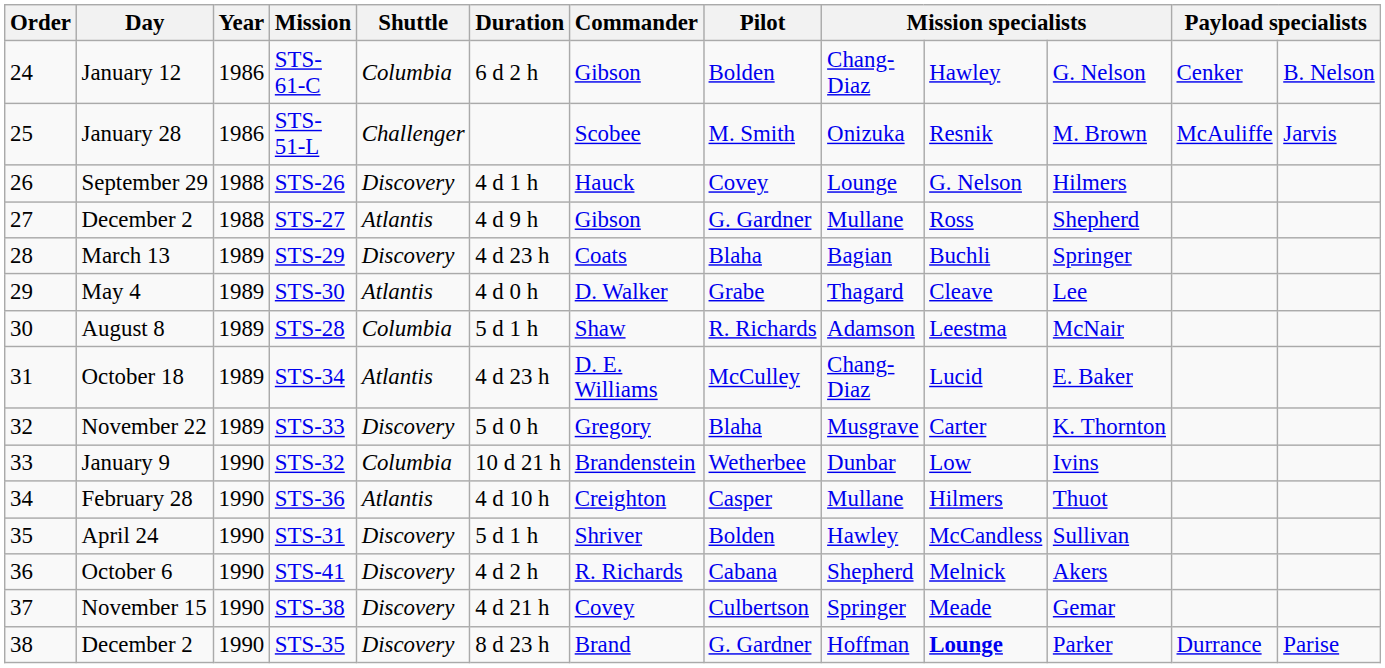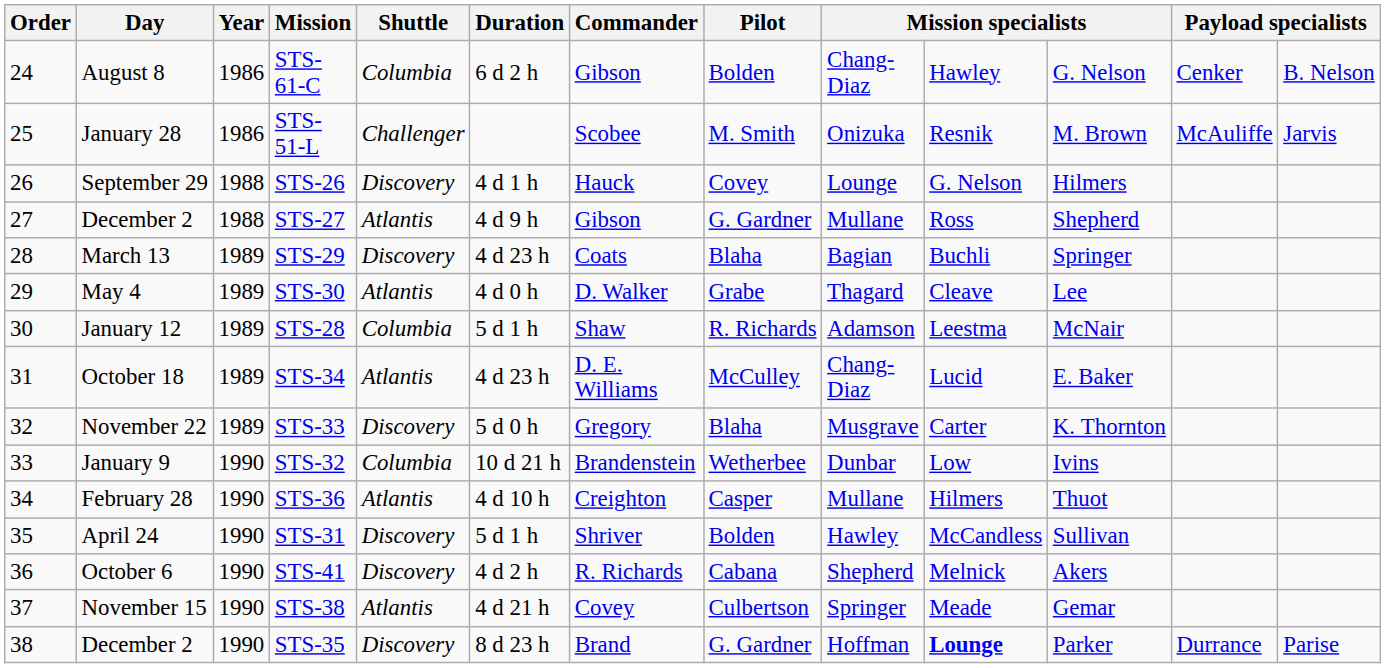(131, 71) January 12 -> (123, 71) August 8
(123, 328) August 8 -> (131, 328) January 12
(408, 607) Discovery -> (397, 607) Atlantis
